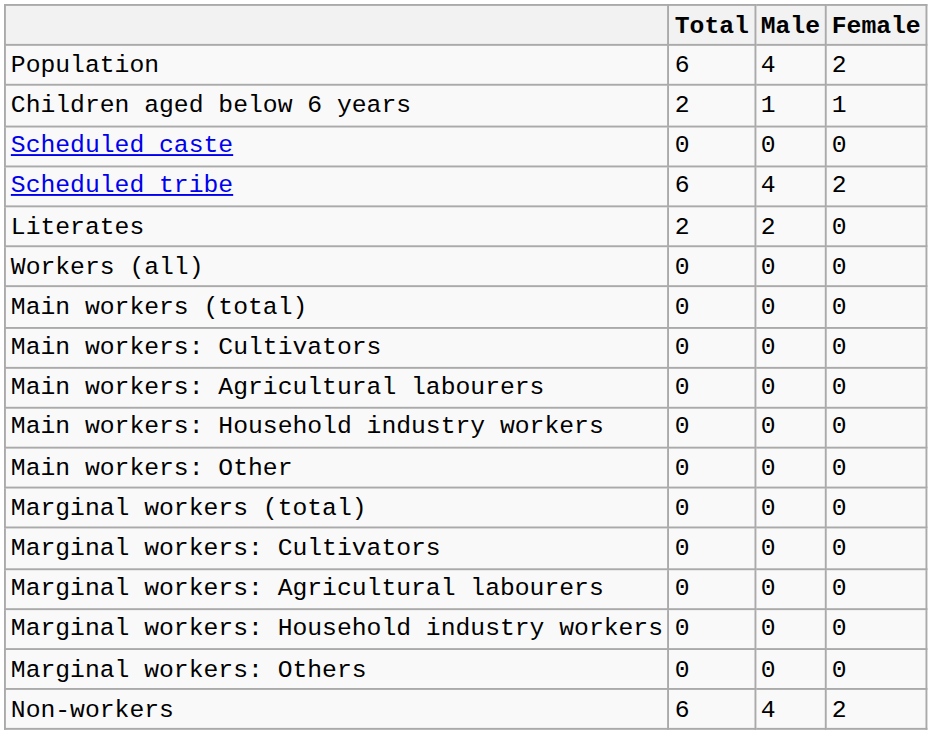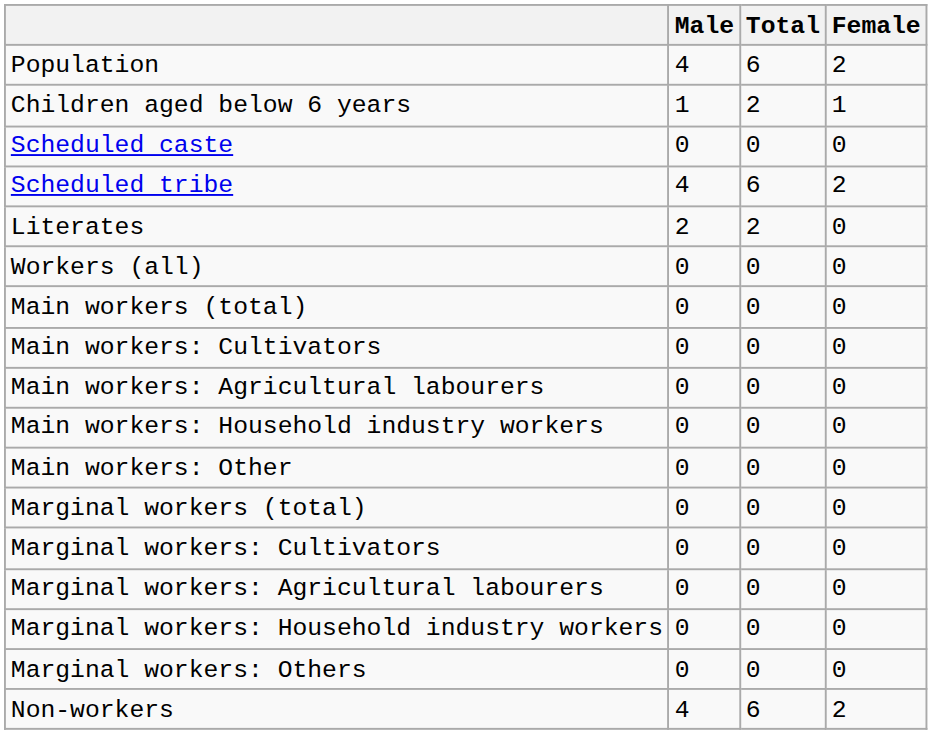columns swapped: (712, 25) <-> (790, 25)
